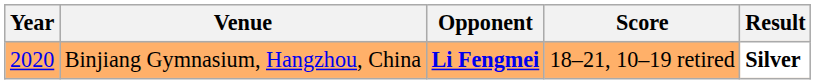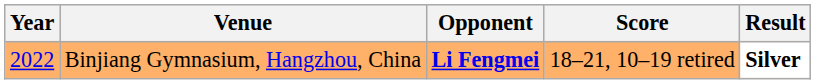(32, 59) 2020 -> (32, 59) 2022
